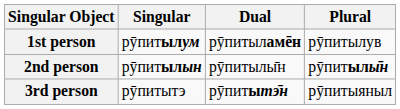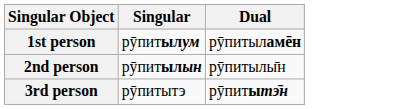- column: (350, 16)
